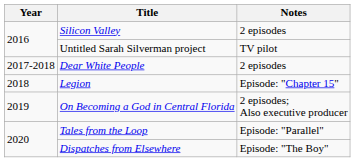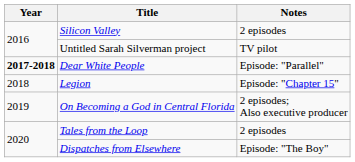(31, 65) normal -> (31, 65) bold
(263, 65) 2 episodes -> (282, 65) Episode: "Parallel"
(282, 130) Episode: "Parallel" -> (263, 130) 2 episodes
